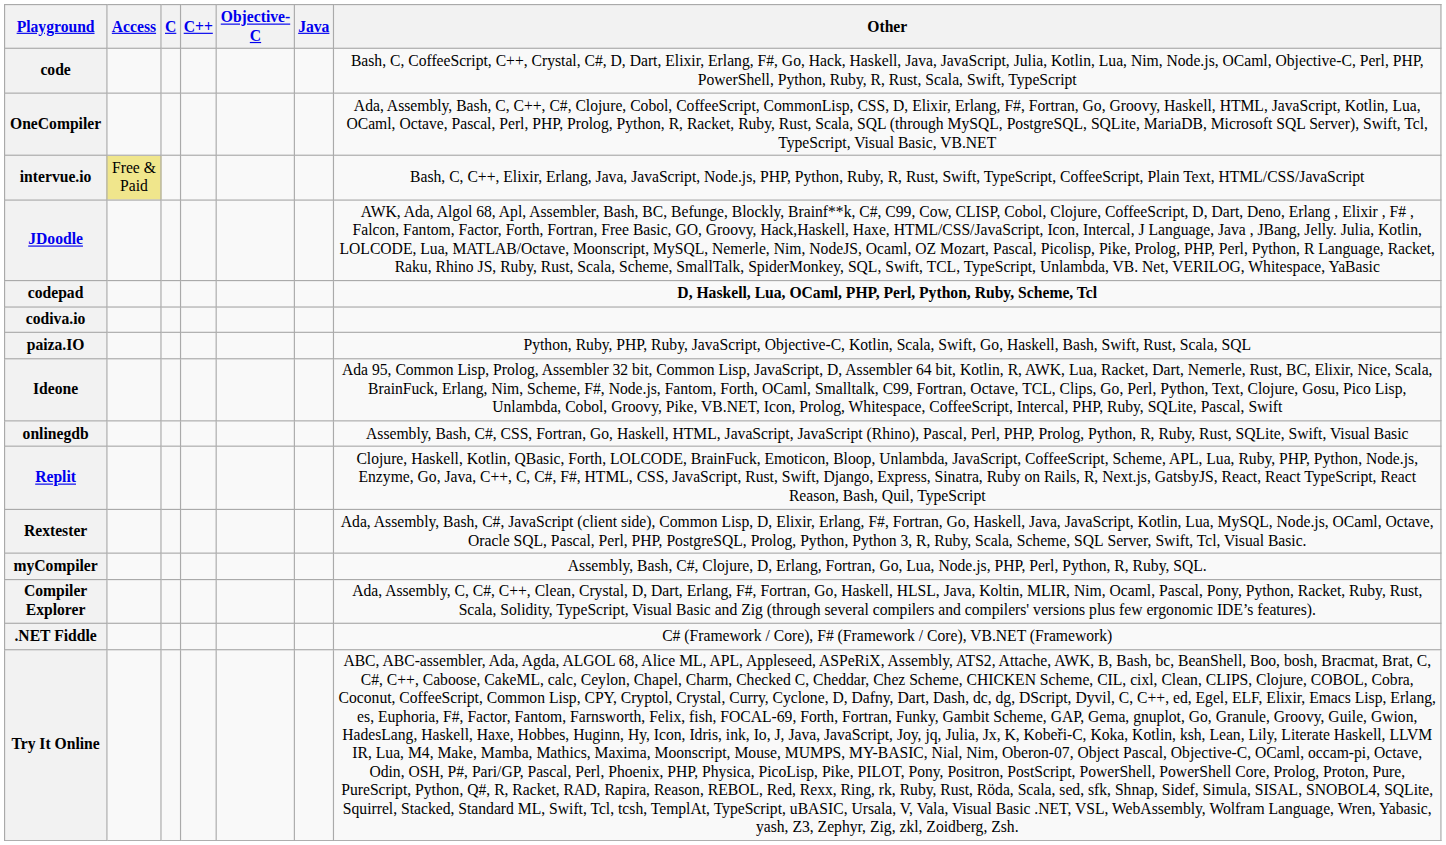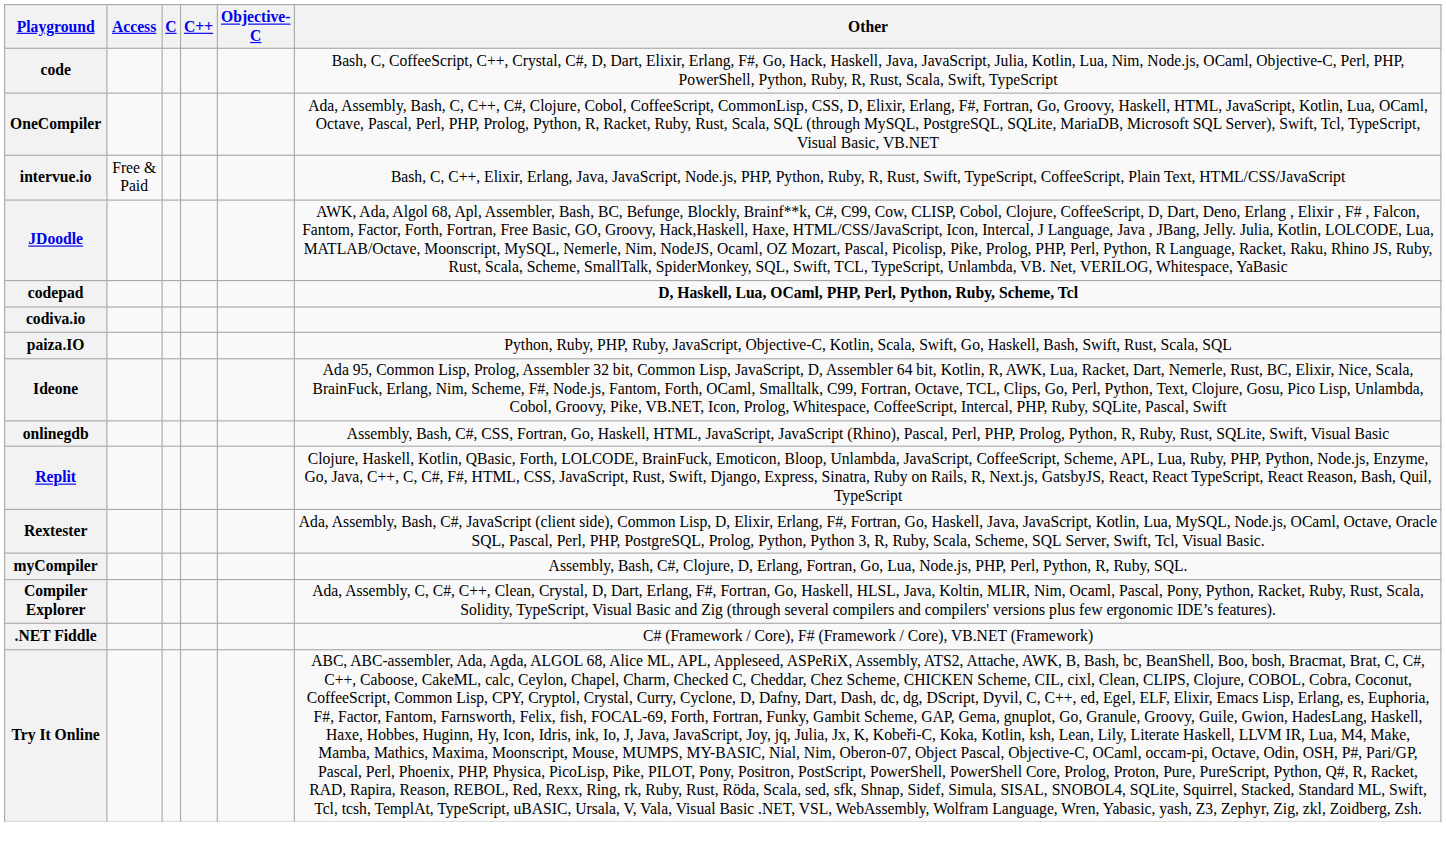- column: (314, 26)
(134, 177) khaki background -> (134, 177) no background
